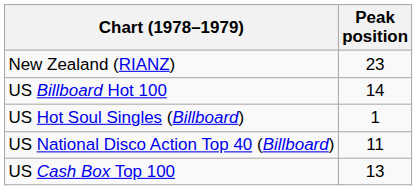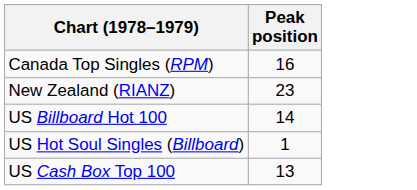+ row: (111, 63)
- row: (171, 144)
